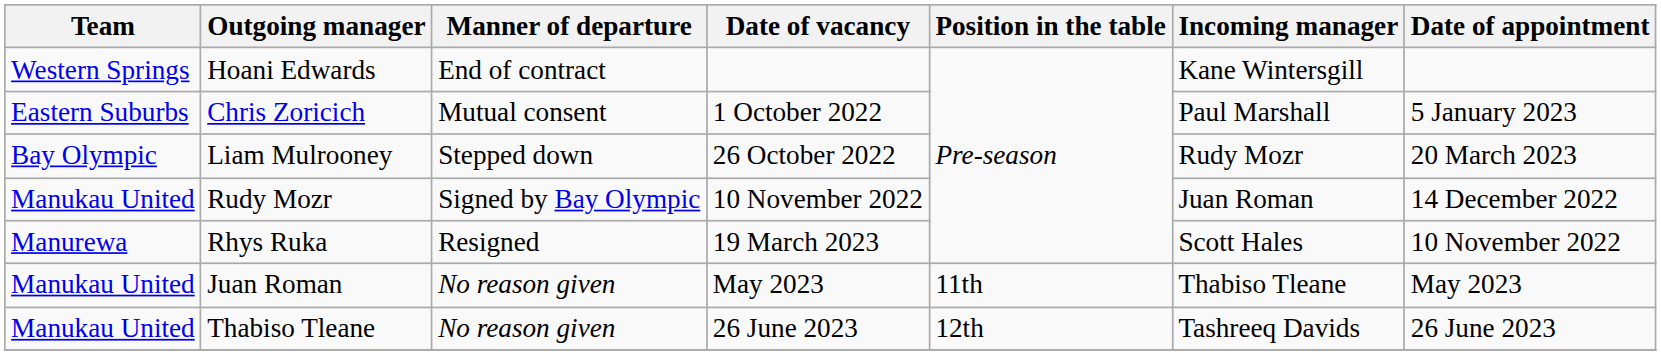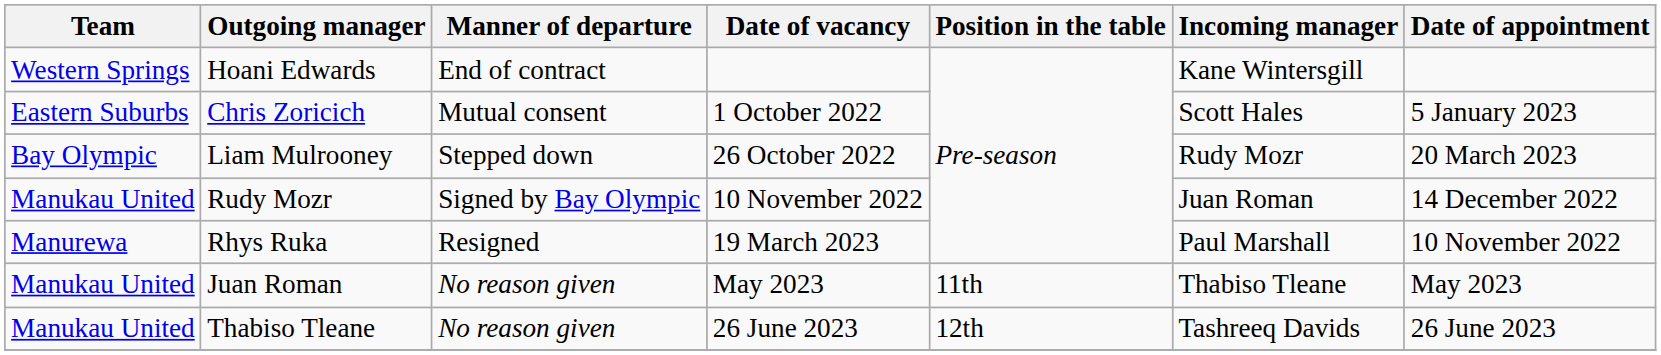(1254, 112) Paul Marshall -> (1241, 112) Scott Hales
(1241, 241) Scott Hales -> (1254, 241) Paul Marshall
